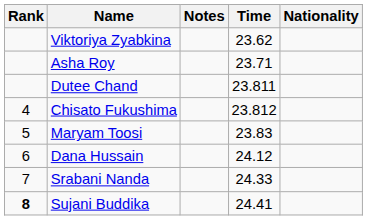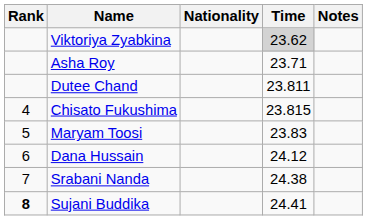columns swapped: (321, 16) <-> (204, 16)
(254, 40) no background -> (288, 40) lightgrey background
(254, 110) 23.812 -> (288, 110) 23.815
(254, 180) 24.33 -> (288, 180) 24.38
